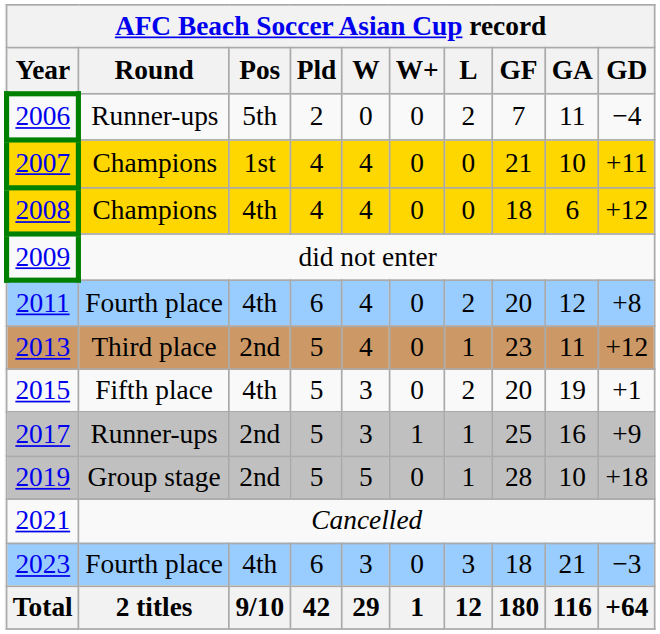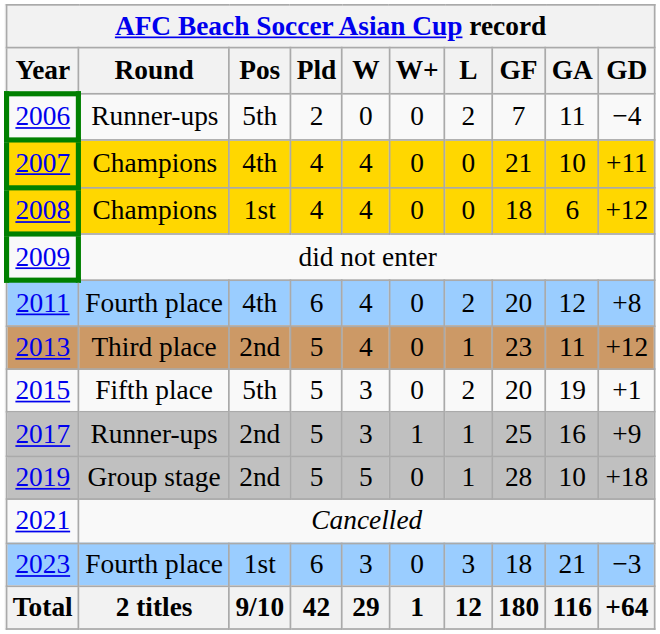(260, 163) 1st -> (260, 163) 4th
(260, 210) 4th -> (260, 210) 1st
(260, 390) 4th -> (260, 390) 5th
(260, 563) 4th -> (260, 563) 1st
